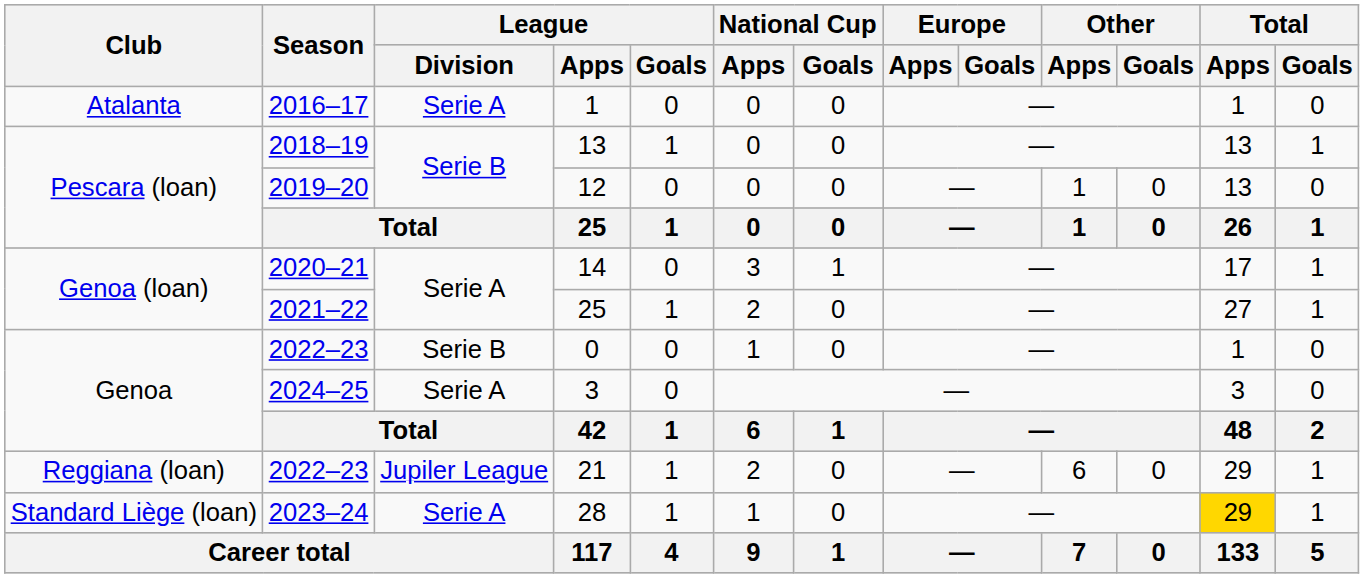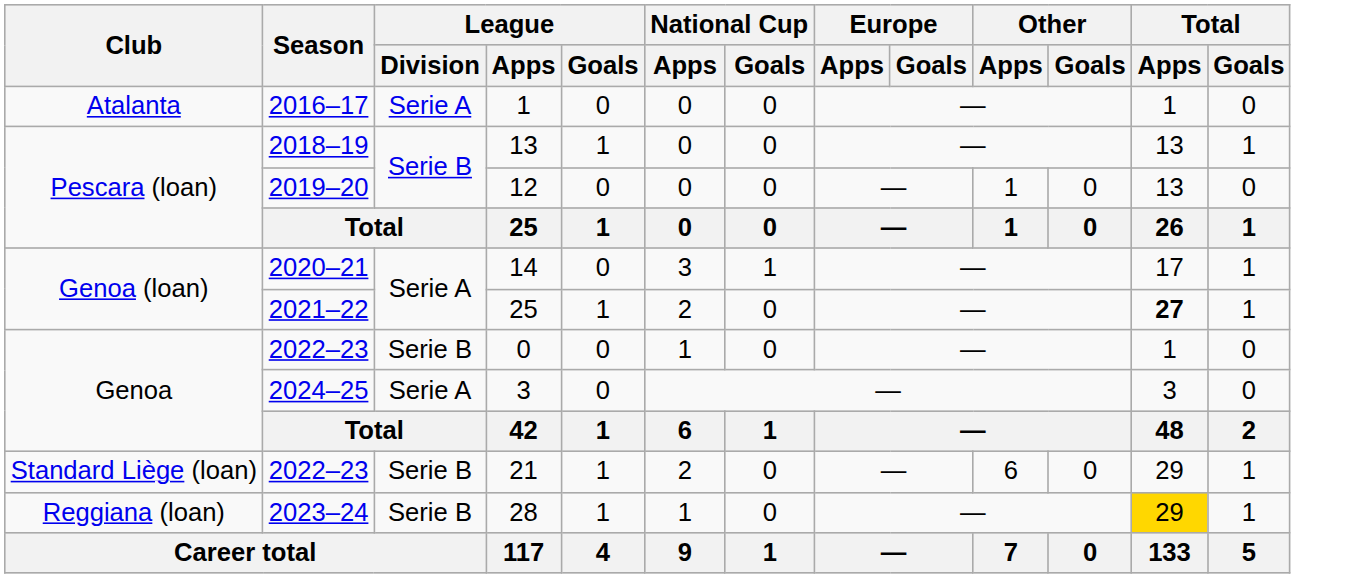(1238, 308) normal -> (1169, 308) bold
(134, 471) Reggiana (loan) -> (134, 471) Standard Liège (loan)
(464, 471) Jupiler League -> (430, 471) Serie B
(134, 512) Standard Liège (loan) -> (134, 512) Reggiana (loan)
(464, 512) Serie A -> (430, 512) Serie B
